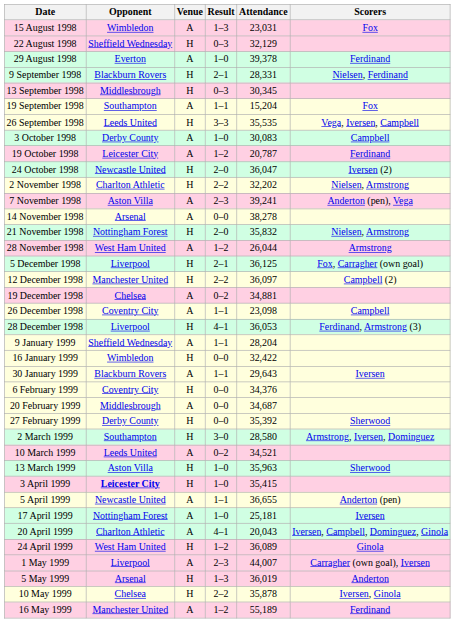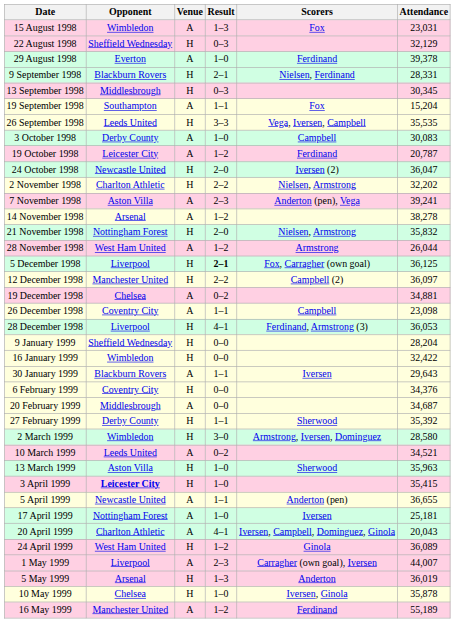columns swapped: (263, 12) <-> (370, 12)
(221, 216) 0–0 -> (221, 216) 1–2
(221, 264) normal -> (221, 264) bold
(190, 342) A -> (190, 342) H
(221, 342) 1–1 -> (221, 342) 0–0
(221, 421) 0–0 -> (221, 421) 1–1
(130, 437) Southampton -> (130, 437) Wimbledon
(221, 594) 2–2 -> (221, 594) 1–0
